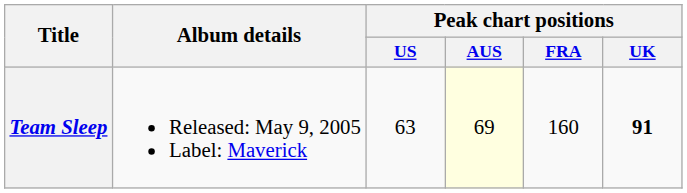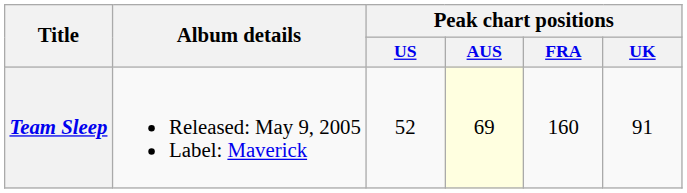(405, 127) 63 -> (405, 127) 52
(642, 127) bold -> (642, 127) normal
